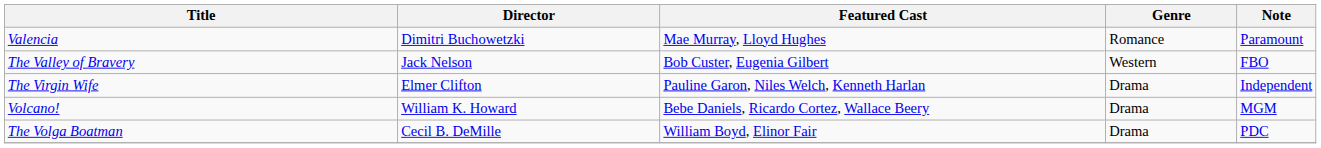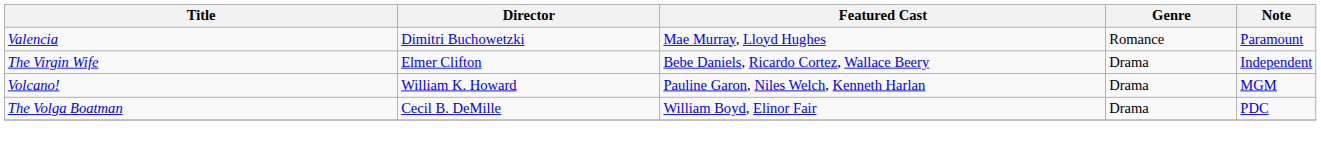- row: (71, 62)
(794, 85) Pauline Garon, Niles Welch, Kenneth Harlan -> (796, 62) Bebe Daniels, Ricardo Cortez, Wallace Beery
(796, 108) Bebe Daniels, Ricardo Cortez, Wallace Beery -> (794, 85) Pauline Garon, Niles Welch, Kenneth Harlan
